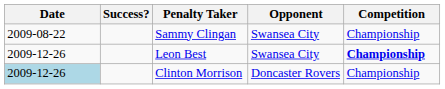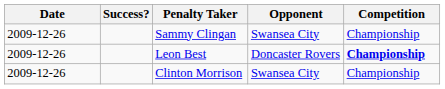(36, 34) 2009-08-22 -> (36, 34) 2009-12-26
(285, 53) Swansea City -> (295, 53) Doncaster Rovers
(36, 73) lightblue background -> (36, 73) no background
(295, 73) Doncaster Rovers -> (285, 73) Swansea City
